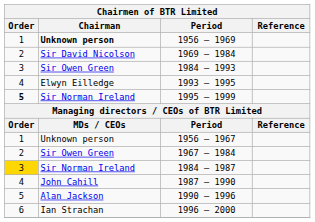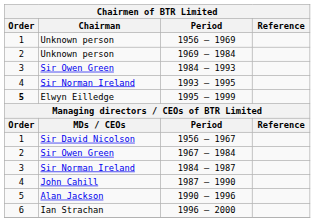(77, 40) bold -> (77, 40) normal
(88, 54) Sir David Nicolson -> (77, 54) Unknown person
(77, 82) Elwyn Eilledge -> (88, 82) Sir Norman Ireland
(88, 97) Sir Norman Ireland -> (77, 97) Elwyn Eilledge
(77, 139) Unknown person -> (88, 139) Sir David Nicolson
(21, 168) gold background -> (21, 168) no background
